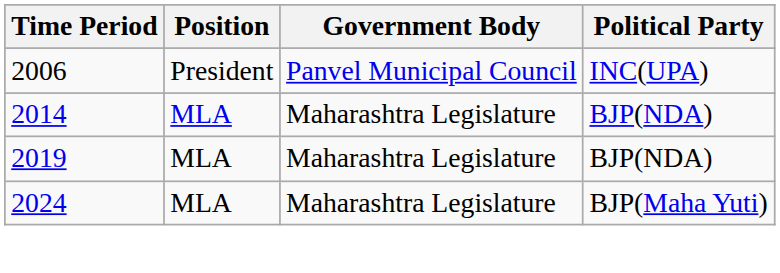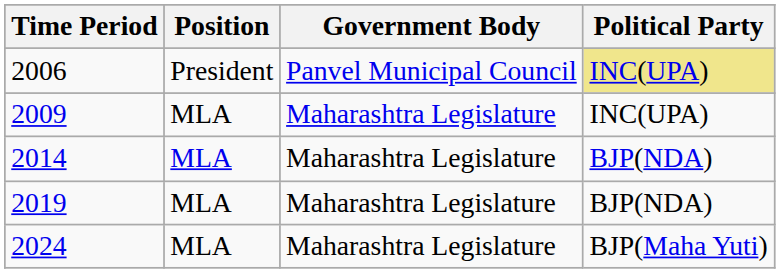(649, 70) no background -> (649, 70) khaki background
+ row: (39, 114)
